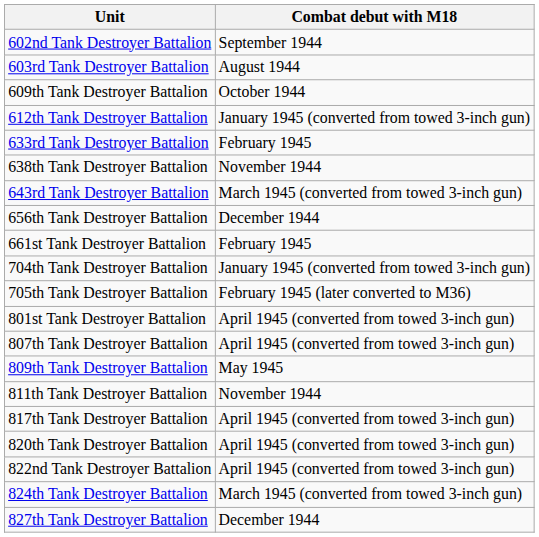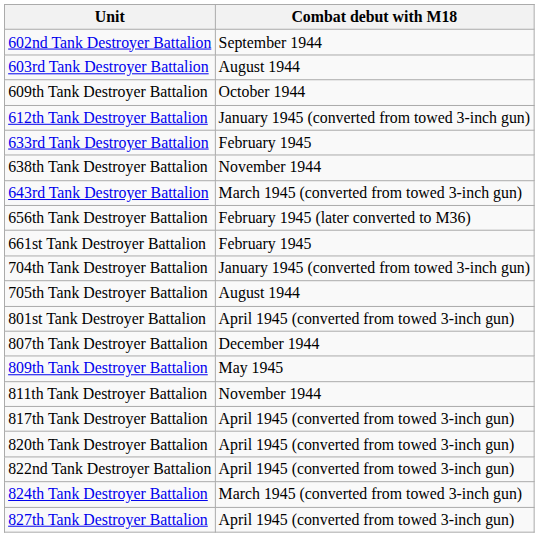(269, 218) December 1944 -> (345, 218) February 1945 (later converted to M36)
(345, 293) February 1945 (later converted to M36) -> (259, 293) August 1944
(366, 343) April 1945 (converted from towed 3-inch gun) -> (269, 343) December 1944
(269, 519) December 1944 -> (366, 519) April 1945 (converted from towed 3-inch gun)
